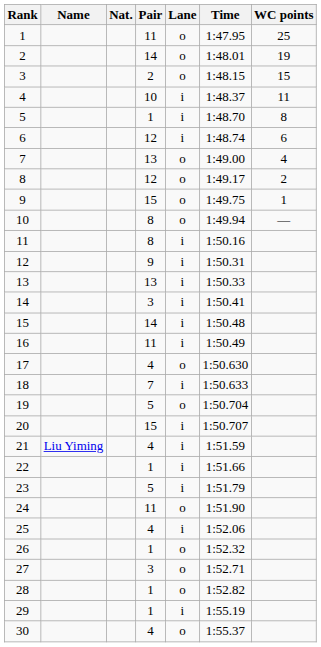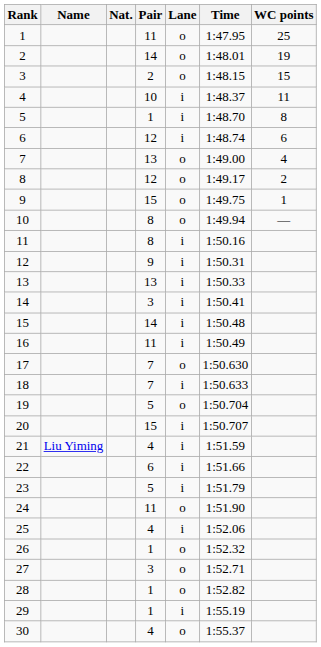(150, 364) 4 -> (150, 364) 7
(150, 466) 1 -> (150, 466) 6
